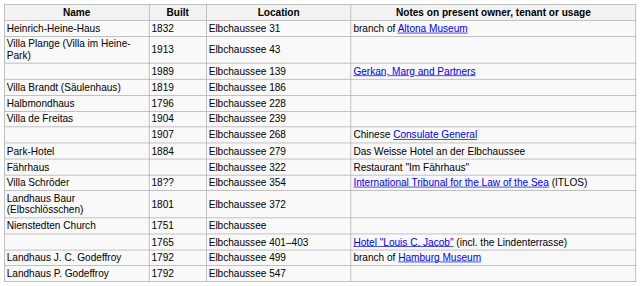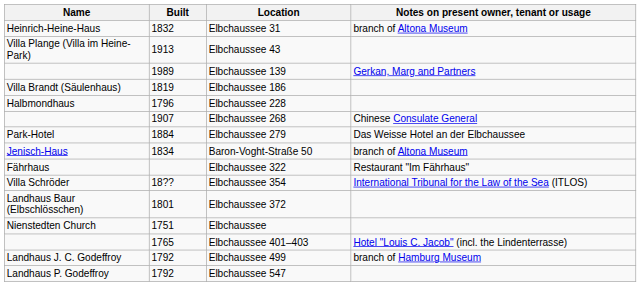- row: (247, 119)
+ row: (260, 151)
